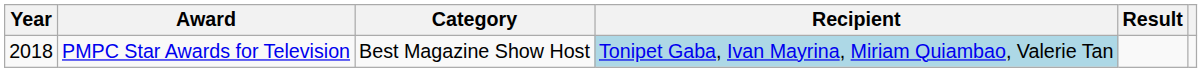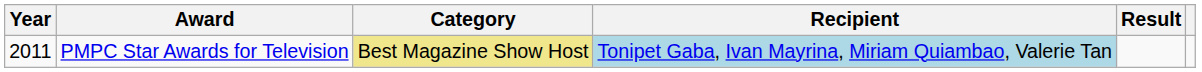(31, 51) 2018 -> (30, 51) 2011
(475, 51) no background -> (473, 51) khaki background
